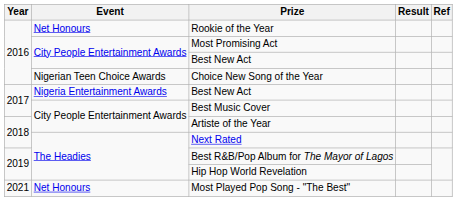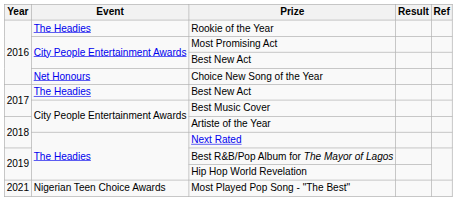(62, 28) Net Honours -> (62, 28) The Headies
(100, 76) Nigerian Teen Choice Awards -> (62, 76) Net Honours
(100, 92) Nigeria Entertainment Awards -> (62, 92) The Headies
(62, 188) Net Honours -> (100, 188) Nigerian Teen Choice Awards
